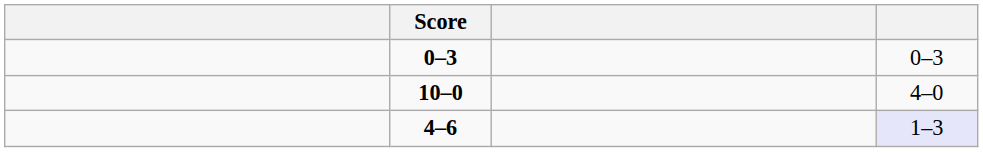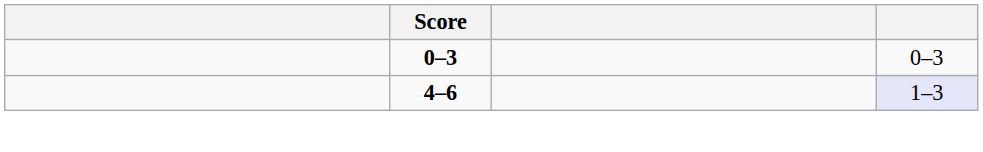- row: (441, 92)
